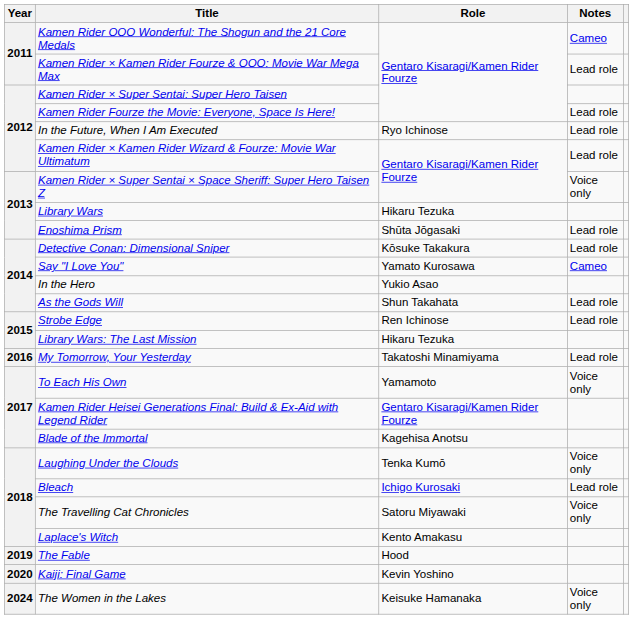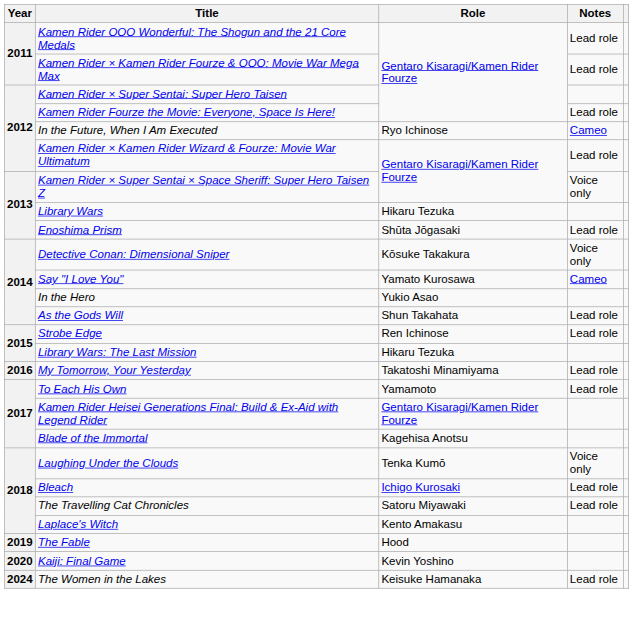(588, 38) Cameo -> (594, 38) Lead role
(594, 130) Lead role -> (588, 130) Cameo
(594, 248) Lead role -> (584, 254) Voice only
(584, 382) Voice only -> (594, 389) Lead role
(584, 512) Voice only -> (594, 506) Lead role
(584, 598) Voice only -> (594, 579) Lead role
